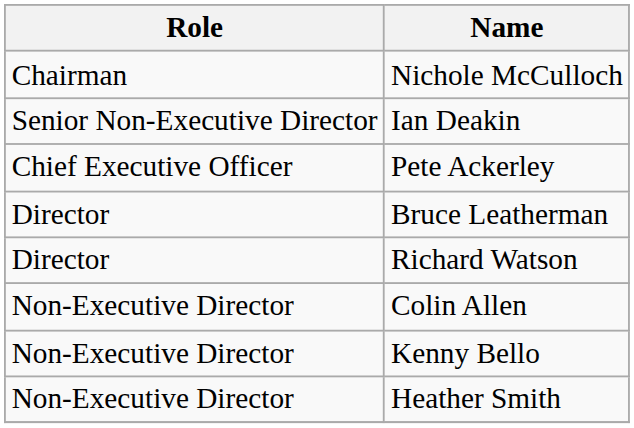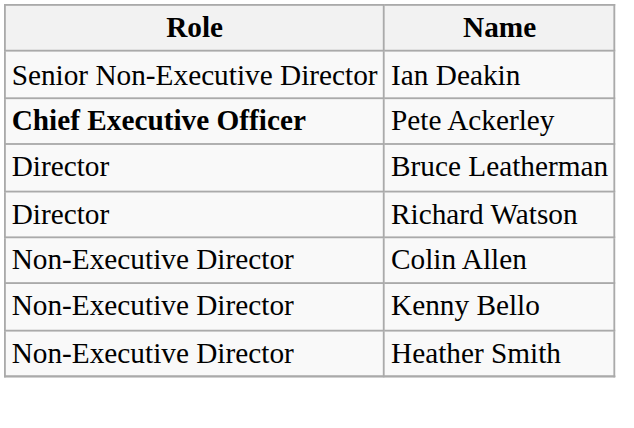- row: (507, 74)
(152, 167) normal -> (159, 120) bold
